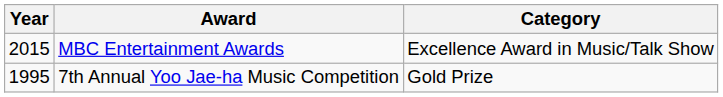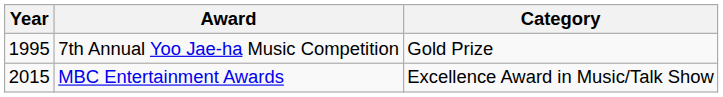rows swapped: (229, 77) <-> (171, 48)
